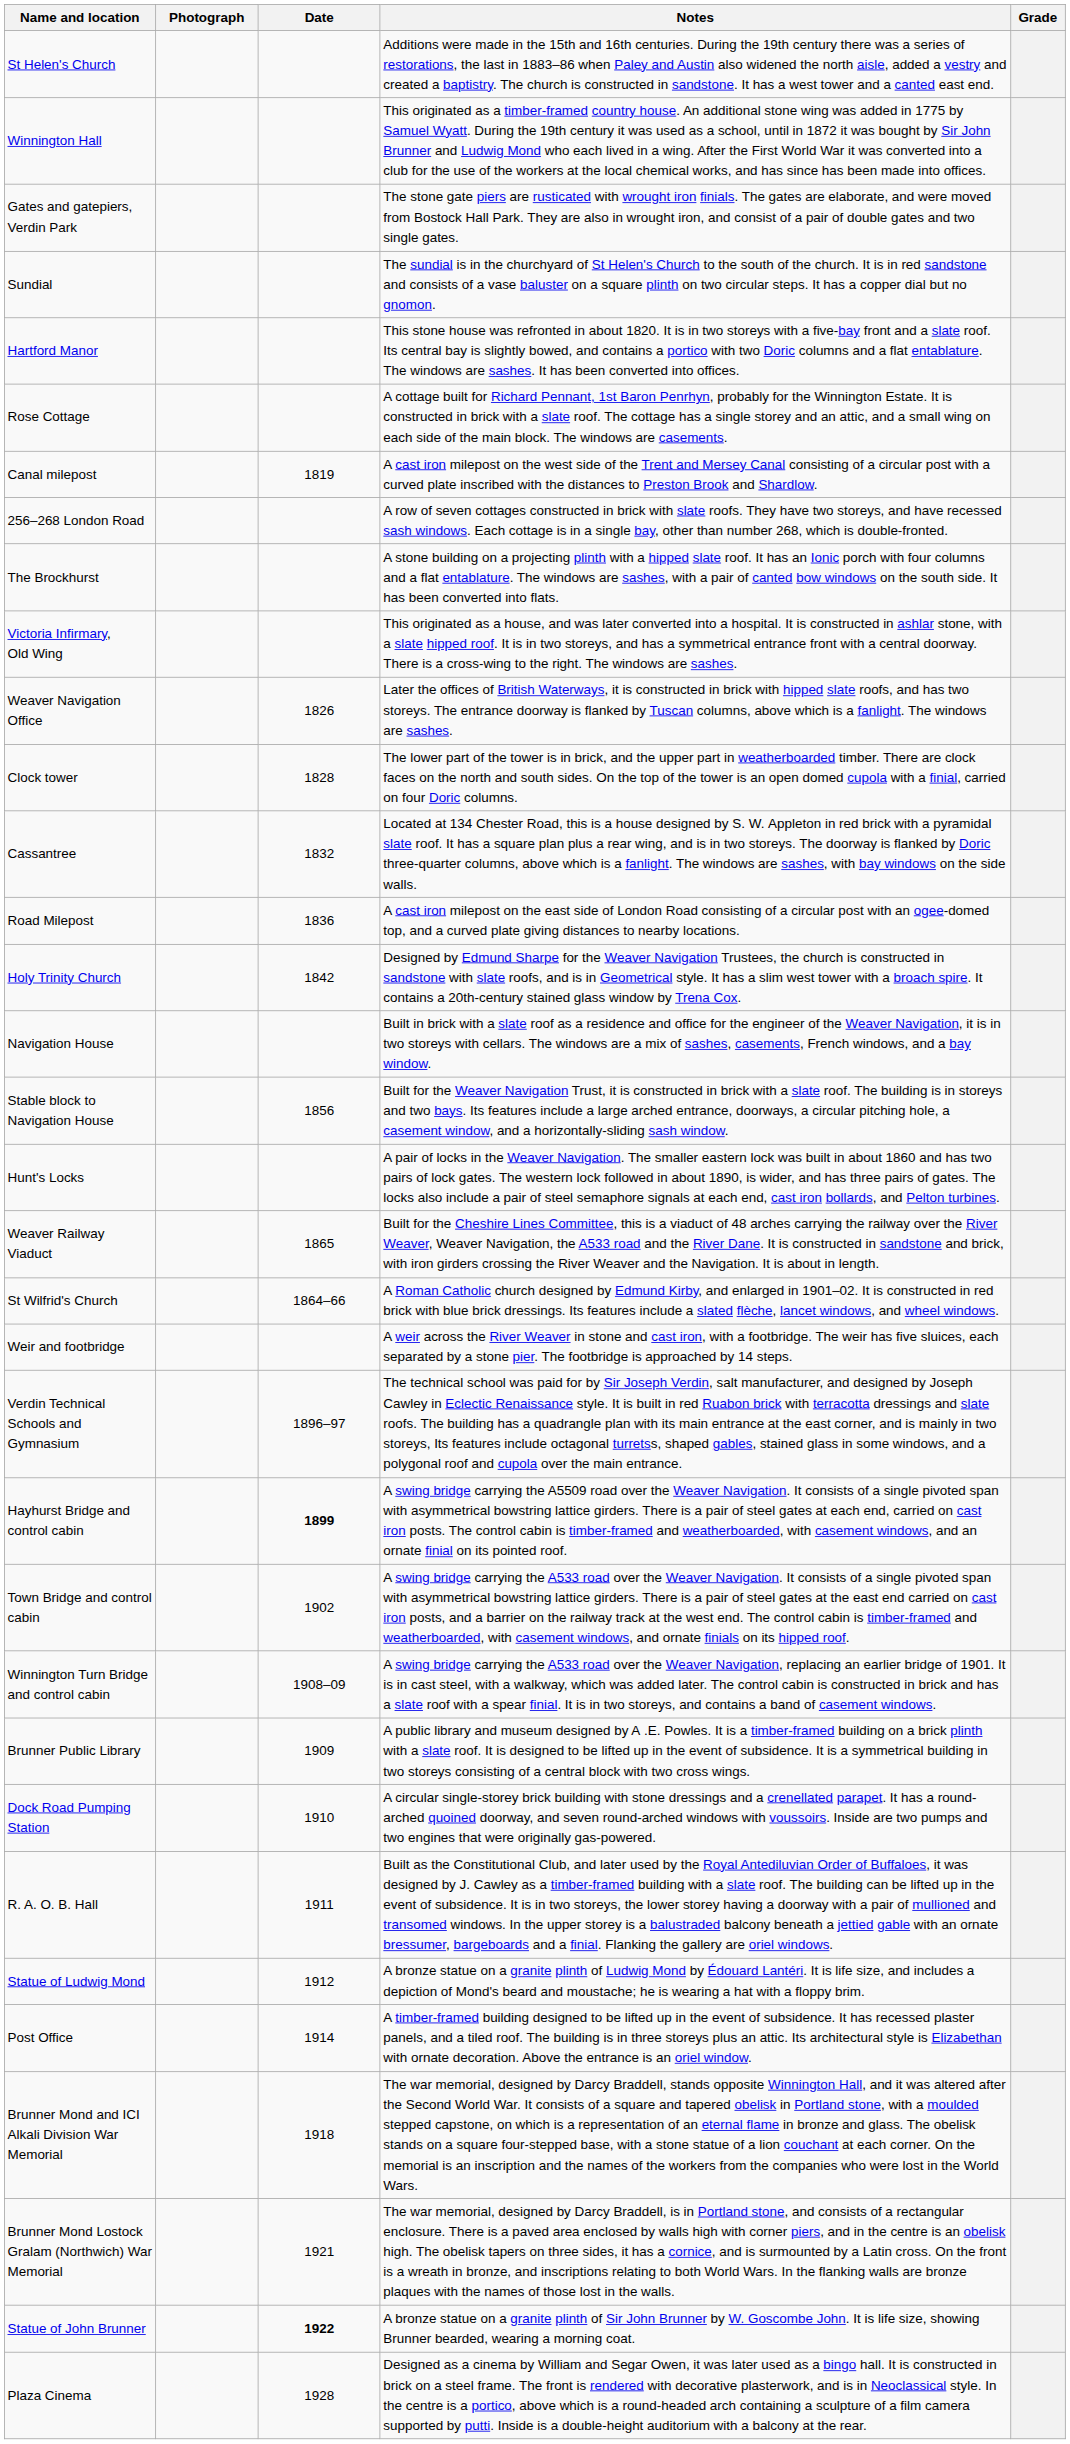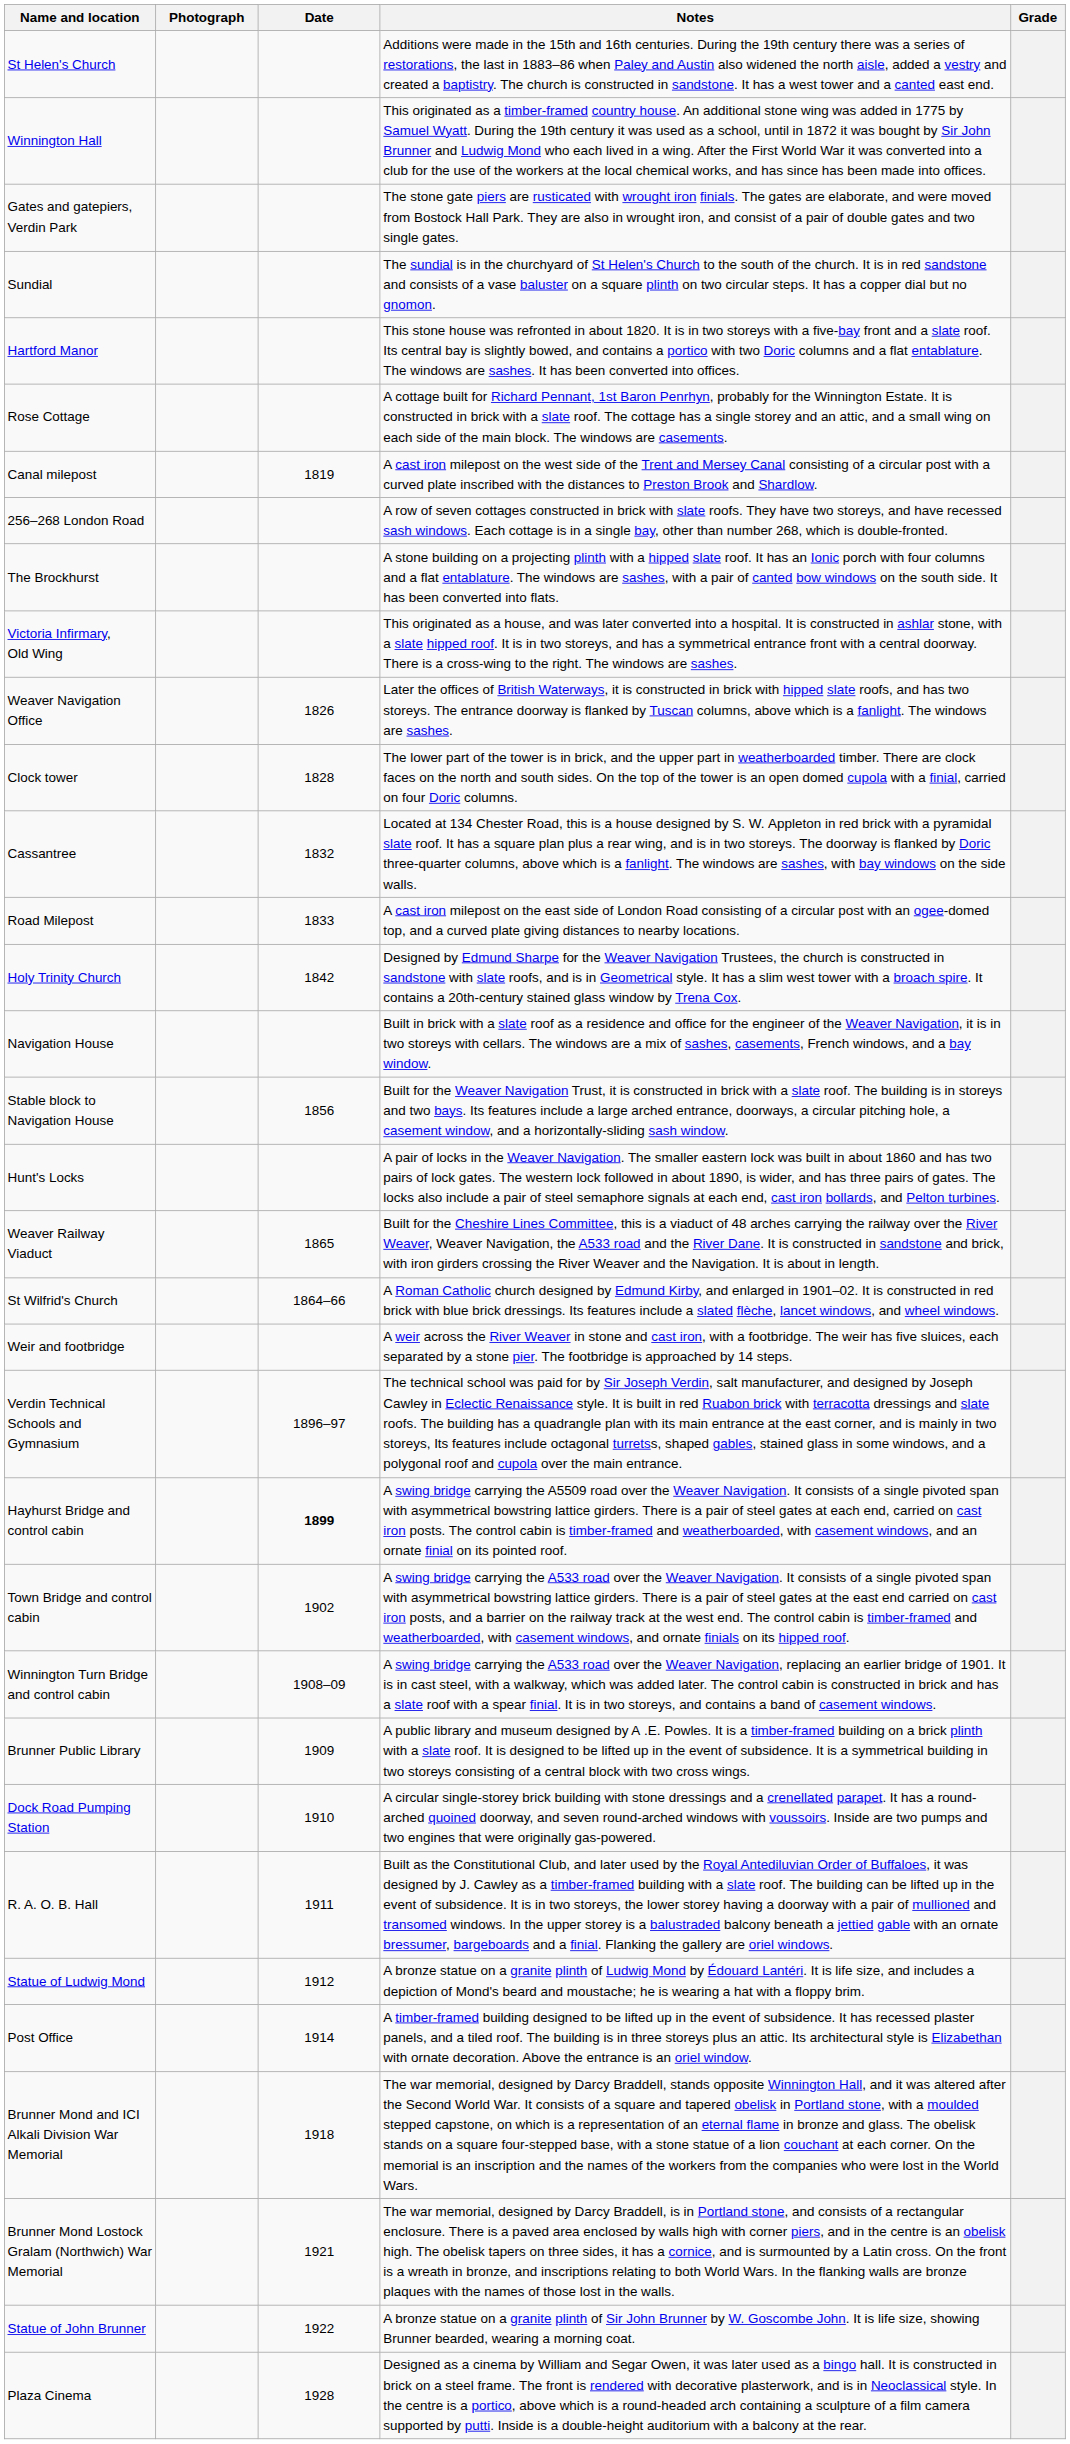(319, 920) 1836 -> (319, 920) 1833
(319, 2328) bold -> (319, 2328) normal
